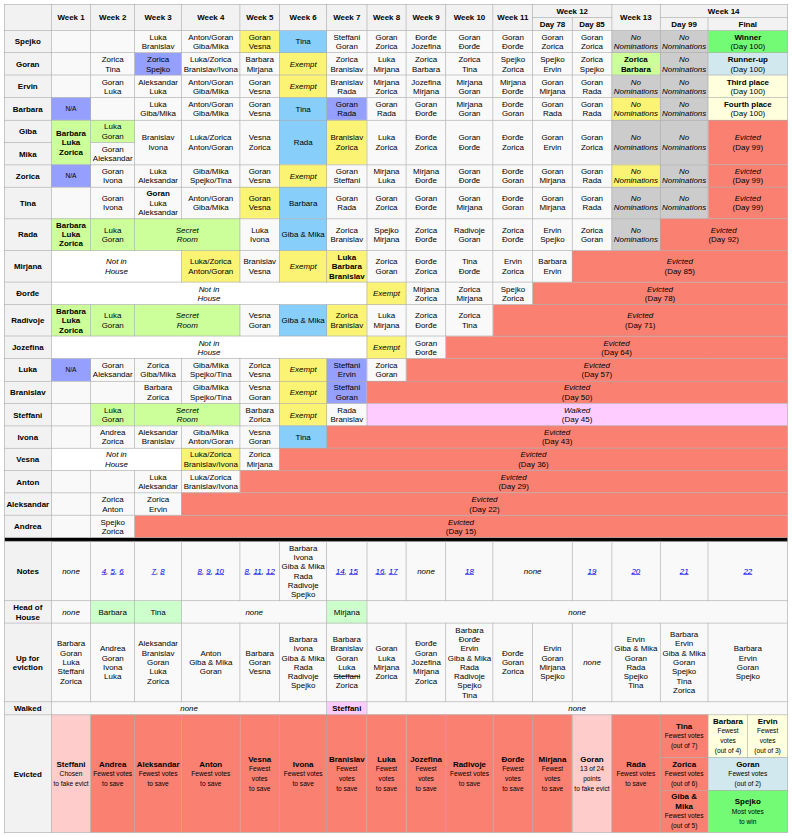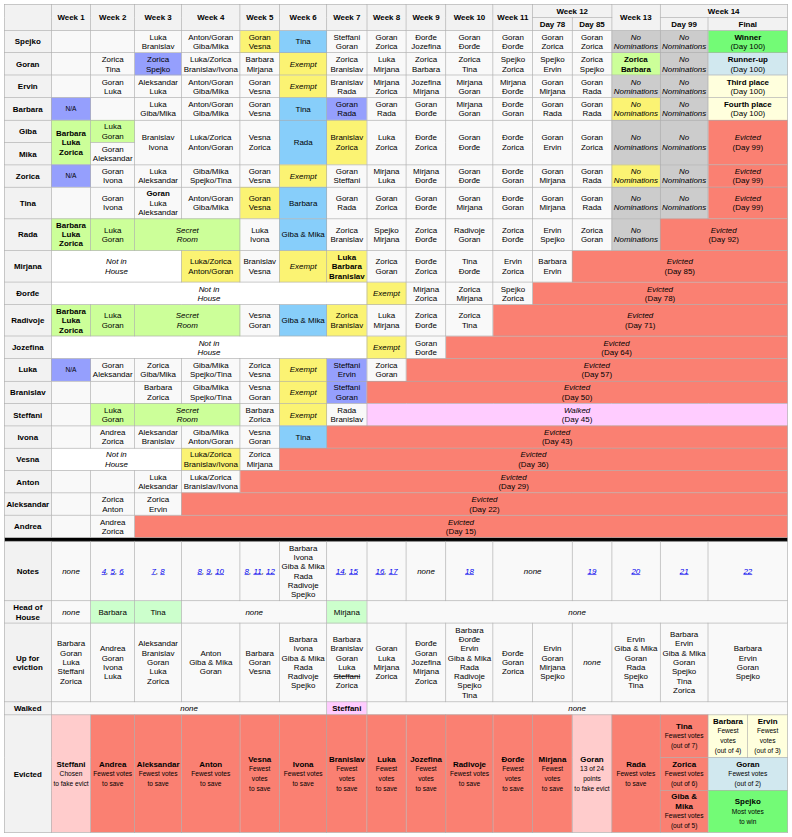(113, 526) Spejko Zorica -> (113, 526) Andrea Zorica
